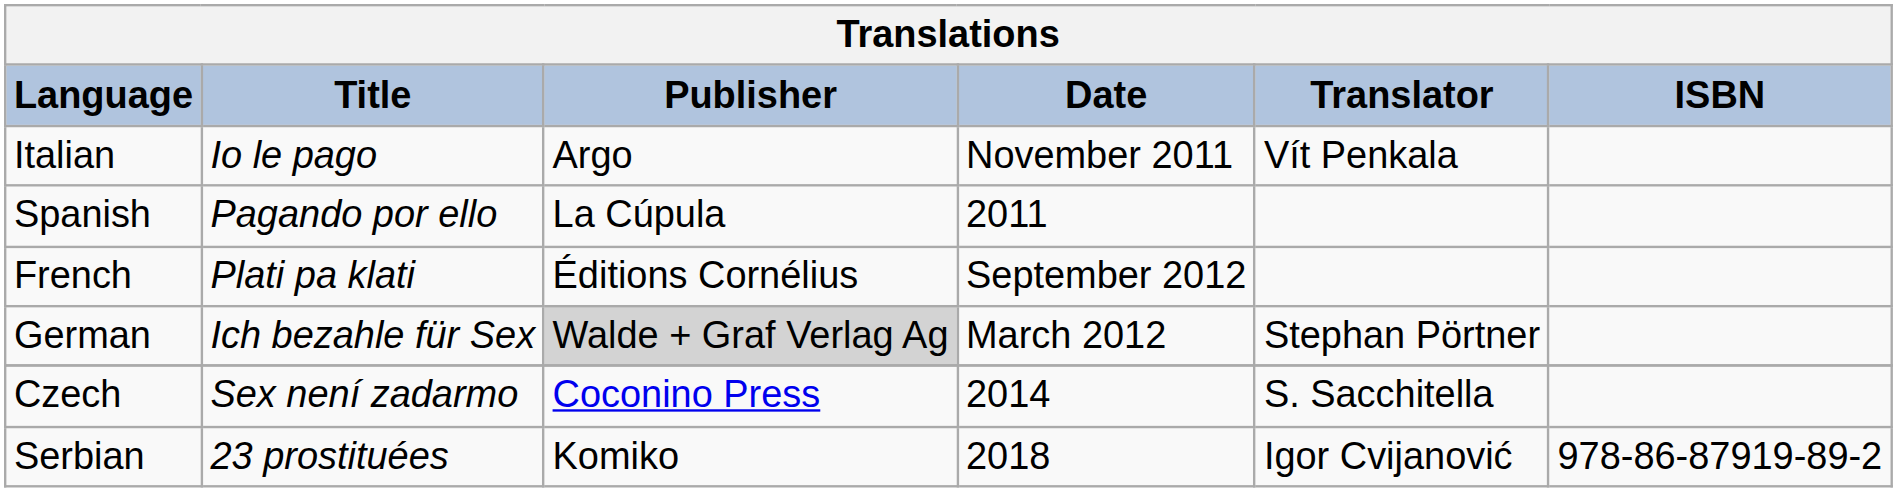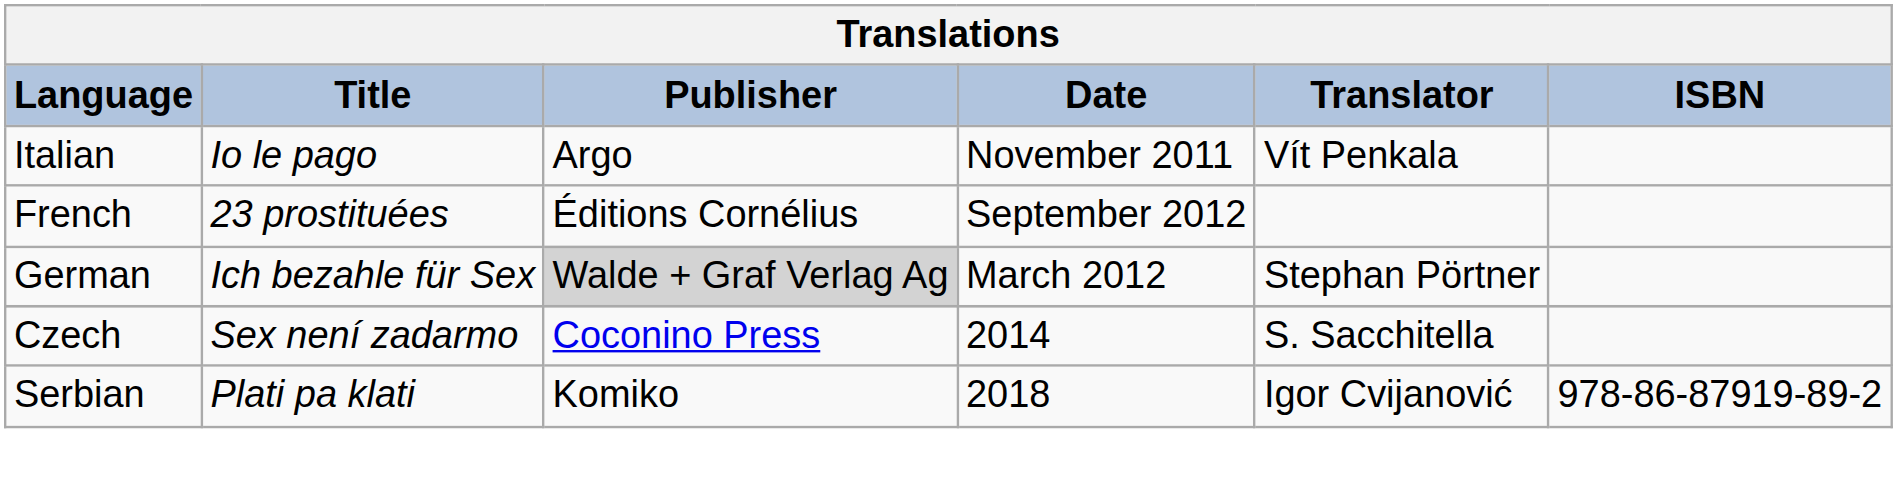- row: (82, 214)
(313, 275) Plati pa klati -> (330, 214) 23 prostituées
(330, 455) 23 prostituées -> (313, 395) Plati pa klati
